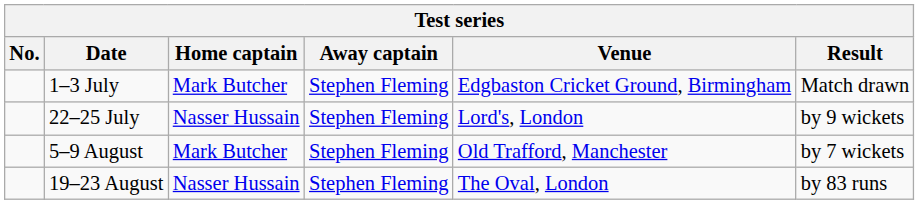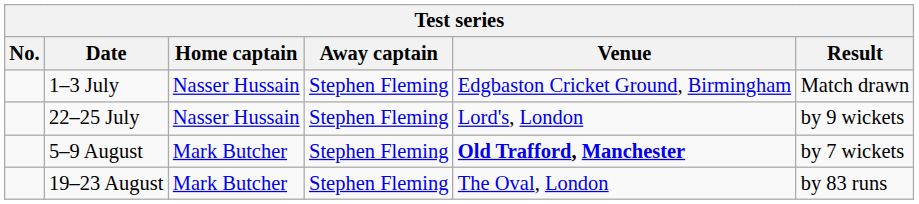(230, 85) Mark Butcher -> (236, 85) Nasser Hussain
(563, 150) normal -> (572, 150) bold
(236, 183) Nasser Hussain -> (230, 183) Mark Butcher
